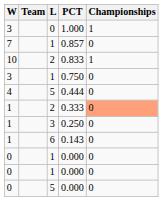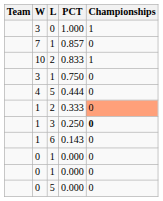columns swapped: (33, 12) <-> (12, 12)
(91, 124) normal -> (91, 124) bold
